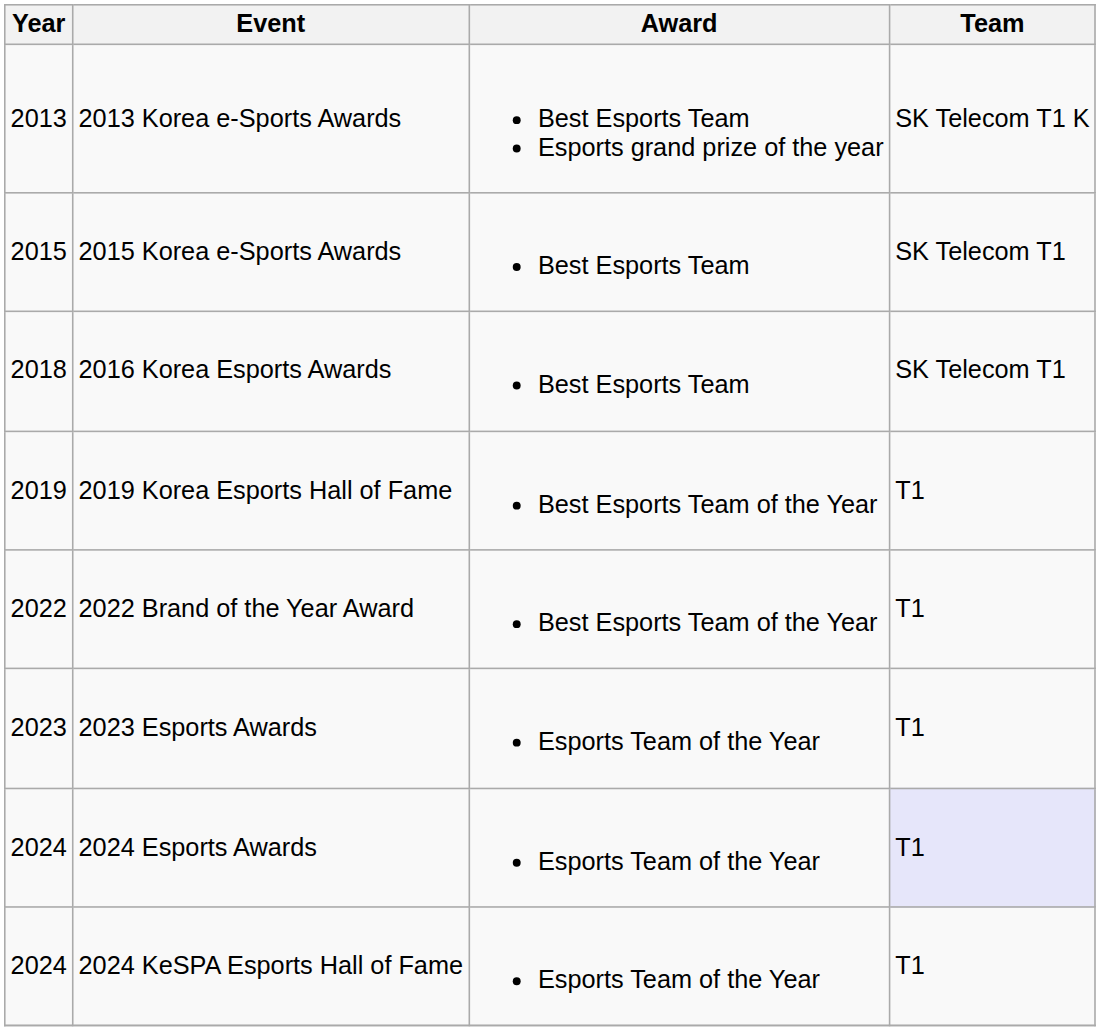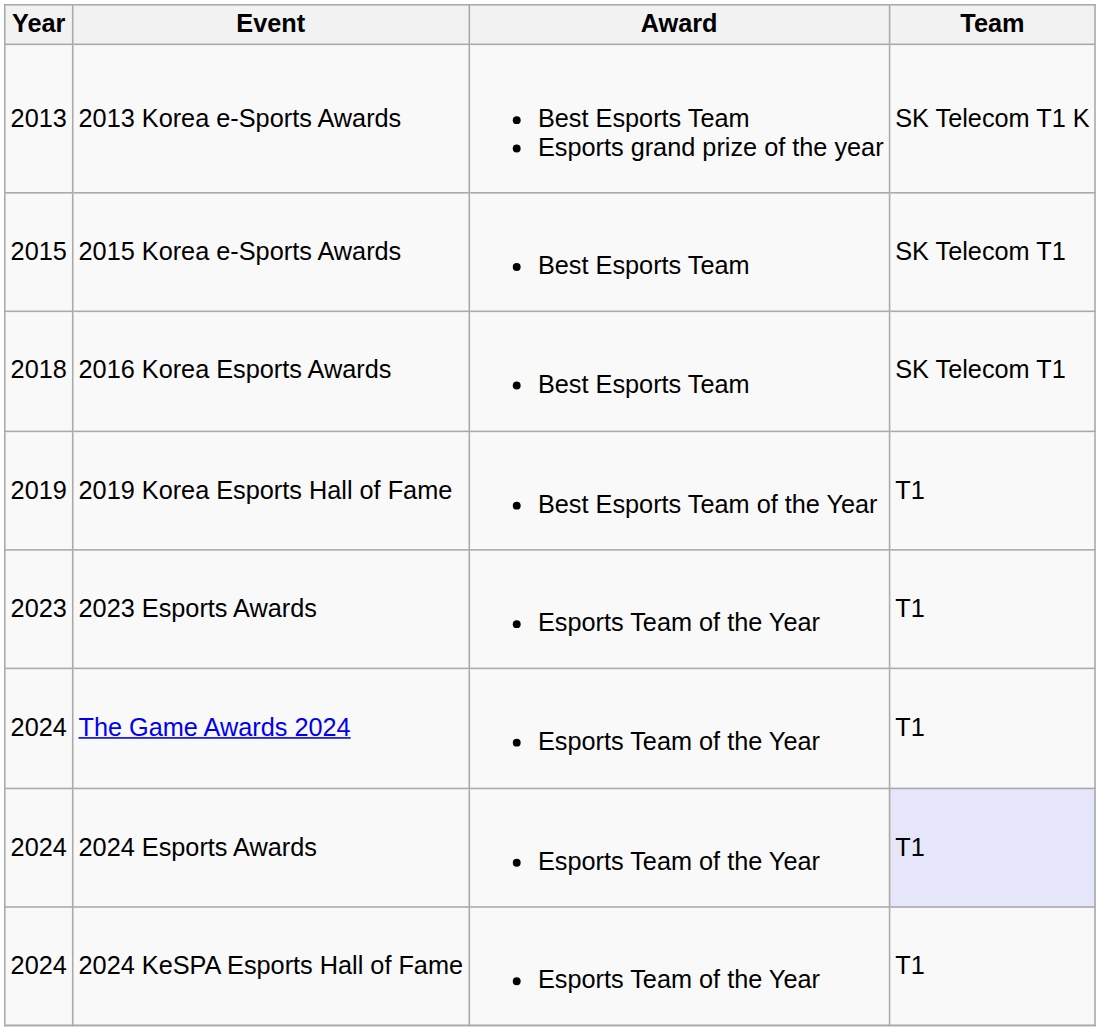- row: (246, 608)
+ row: (215, 728)
